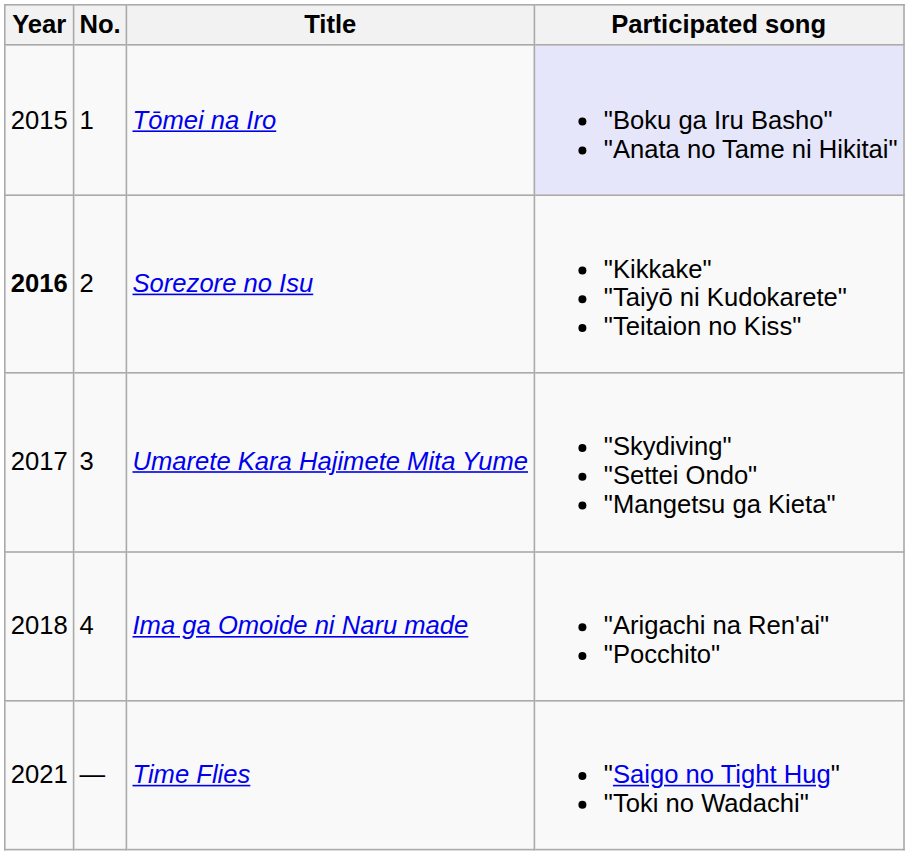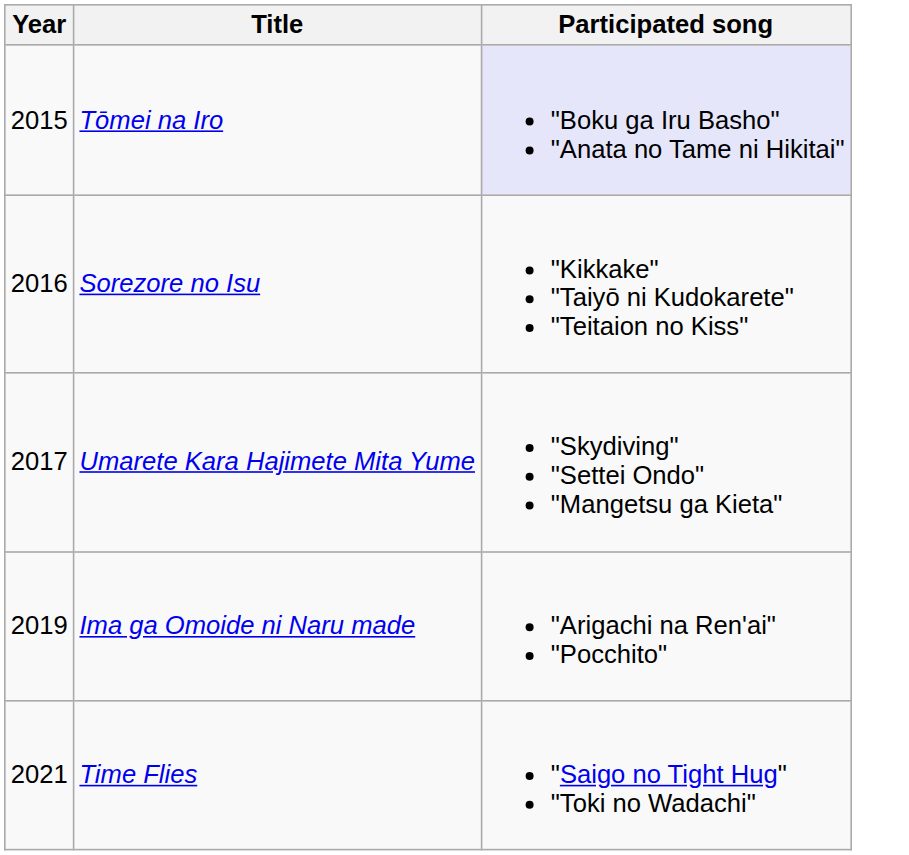- column: (100, 24)
(39, 283) bold -> (39, 283) normal
(39, 625) 2018 -> (39, 625) 2019
